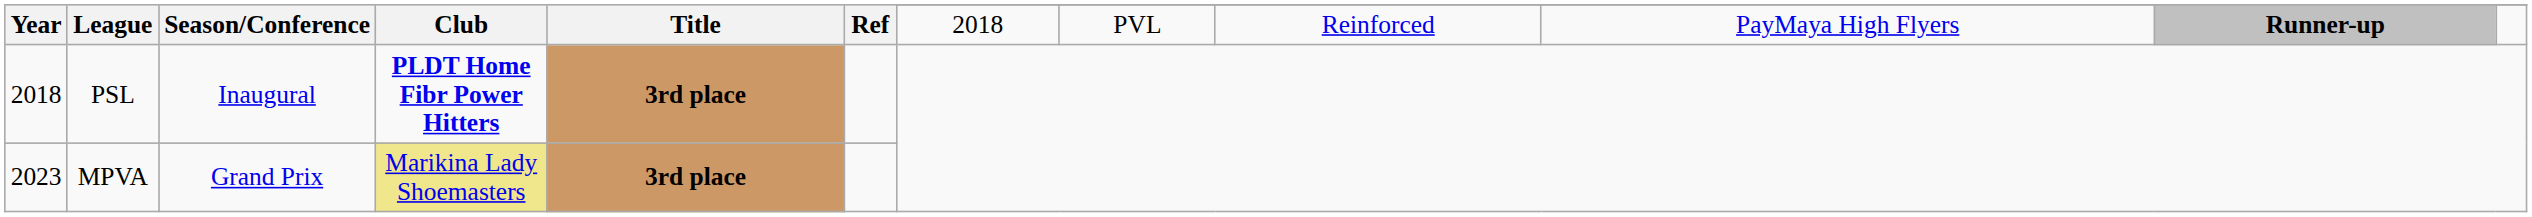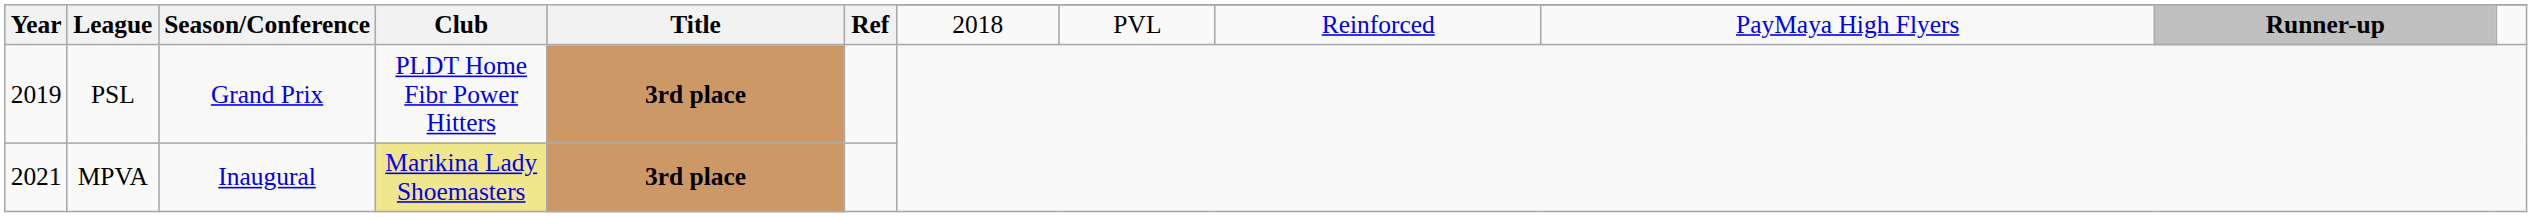(36, 93) 2018 -> (36, 93) 2019
(267, 93) Inaugural -> (267, 93) Grand Prix
(461, 93) bold -> (461, 93) normal
(36, 176) 2023 -> (36, 176) 2021
(267, 176) Grand Prix -> (267, 176) Inaugural
